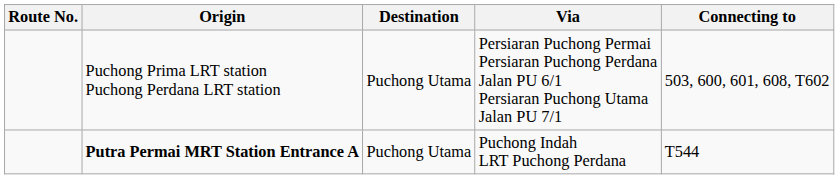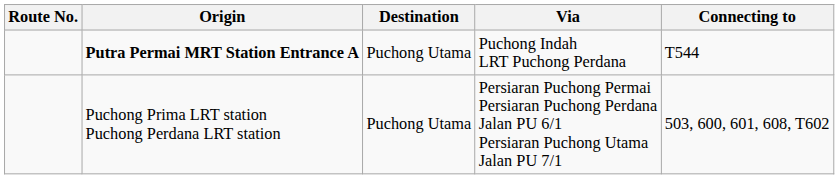rows swapped: (183, 80) <-> (222, 151)
